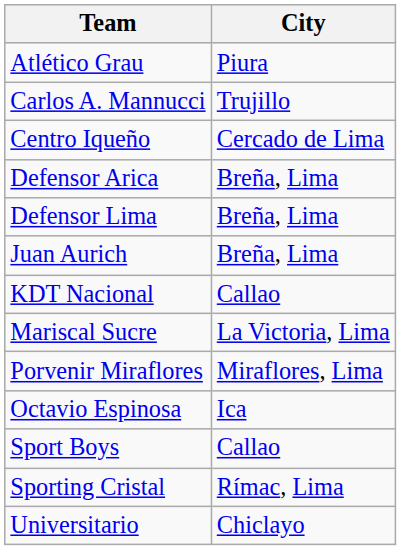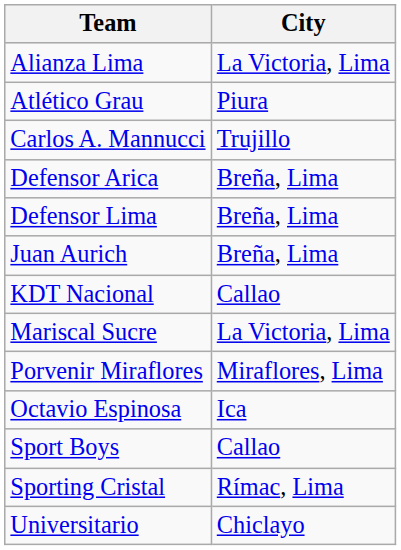+ row: (77, 62)
- row: (80, 139)
